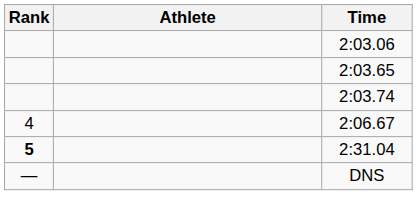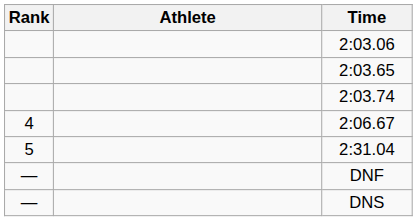(29, 149) bold -> (29, 149) normal
+ row: (367, 176)
